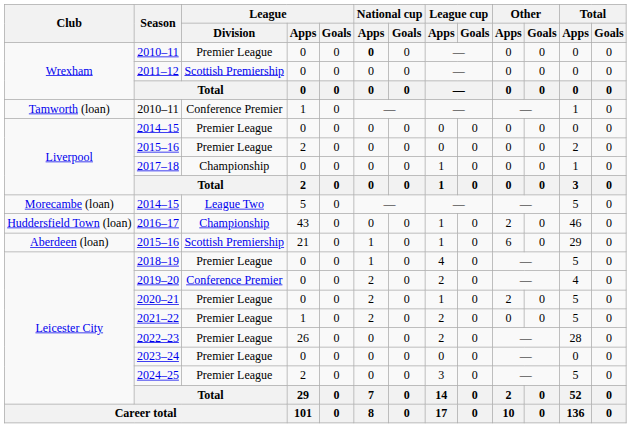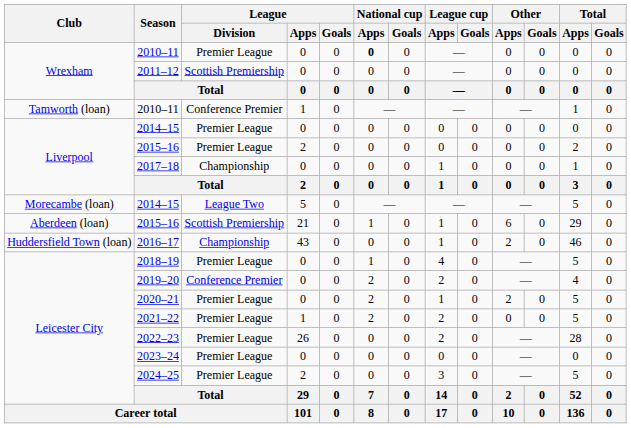rows swapped: (69, 242) <-> (69, 223)
